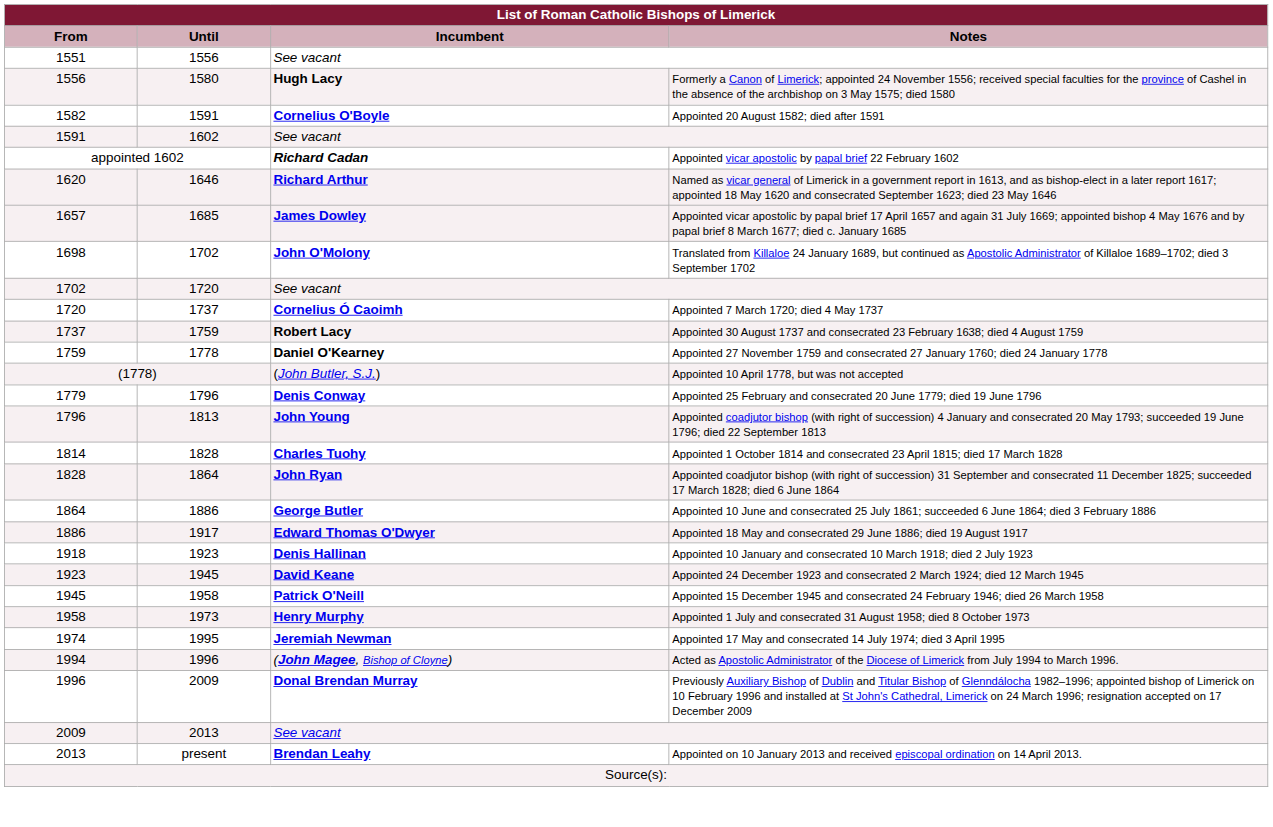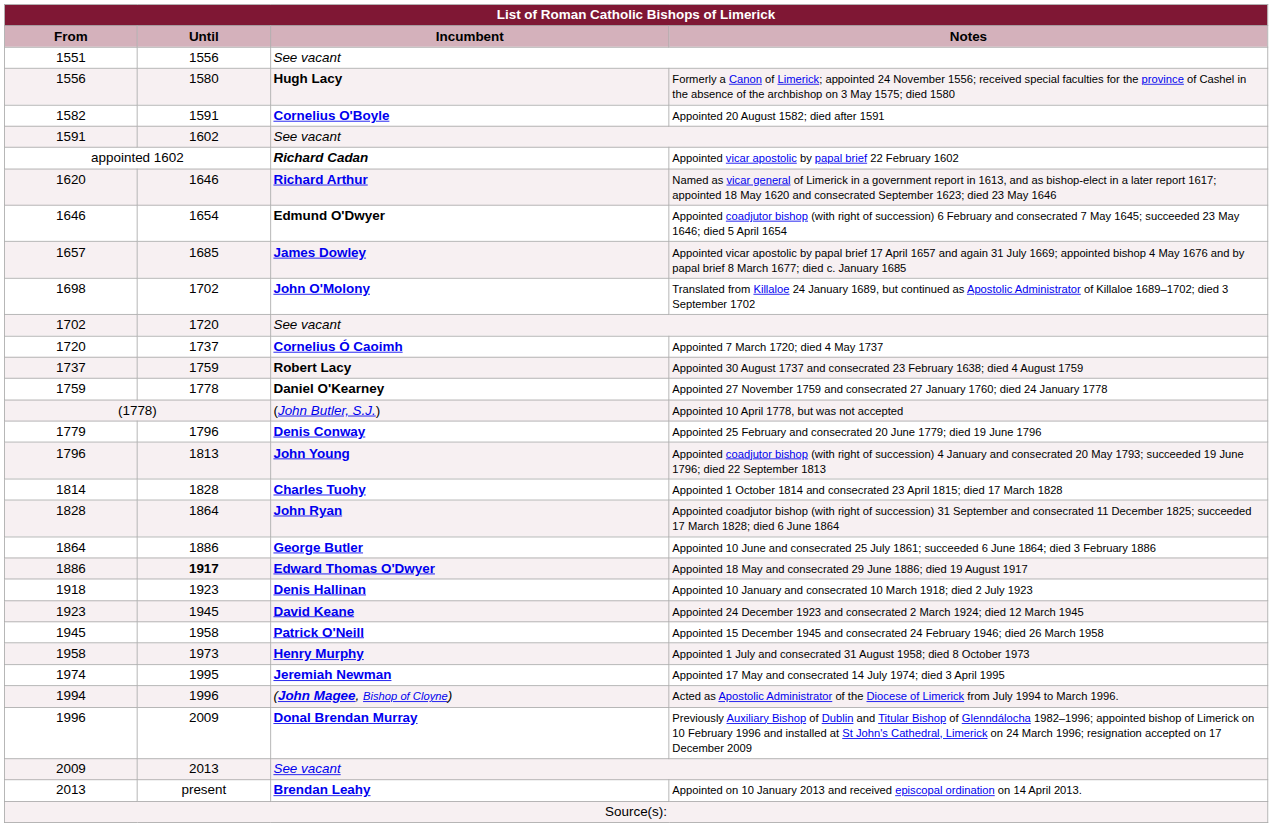+ row: (71, 215)
(204, 532) normal -> (204, 568) bold
